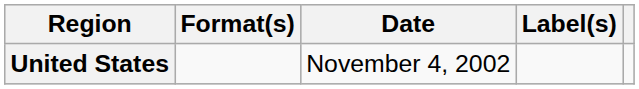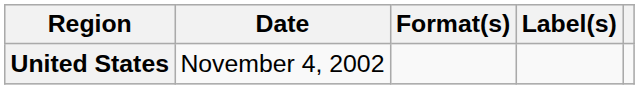columns swapped: (408, 24) <-> (238, 24)
